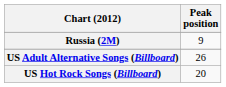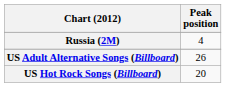(201, 40) 9 -> (201, 40) 4
